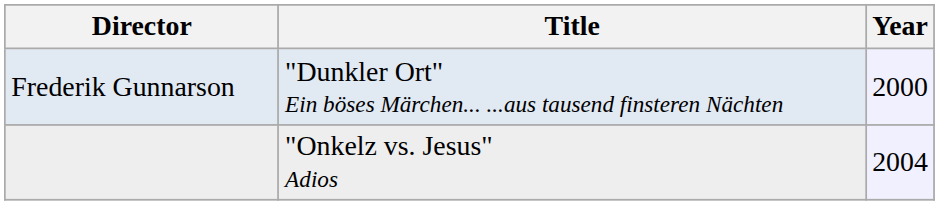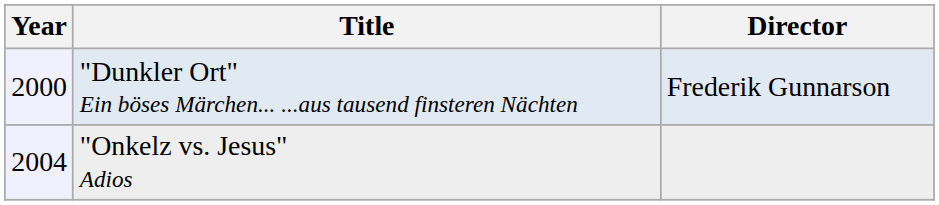columns swapped: (900, 26) <-> (142, 26)
